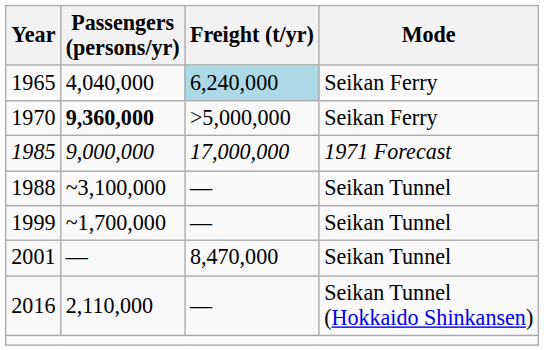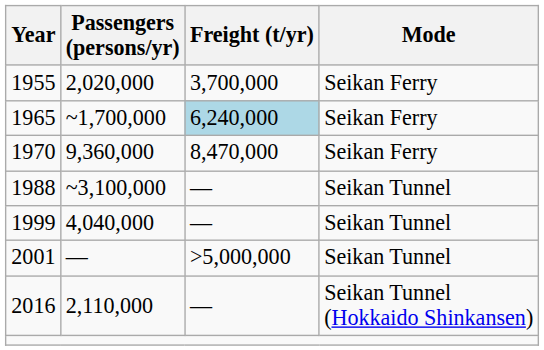+ row: (33, 82)
(110, 82) 4,040,000 -> (116, 117) ~1,700,000
(110, 117) bold -> (110, 152) normal
(240, 117) >5,000,000 -> (234, 152) 8,470,000
- row: (33, 152)
(116, 222) ~1,700,000 -> (110, 222) 4,040,000
(234, 257) 8,470,000 -> (240, 257) >5,000,000
